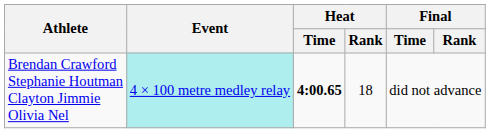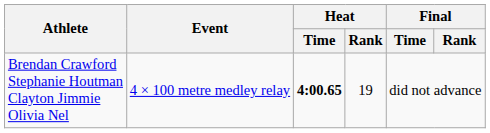(210, 90) paleturquoise background -> (210, 90) no background
(366, 90) 18 -> (366, 90) 19
